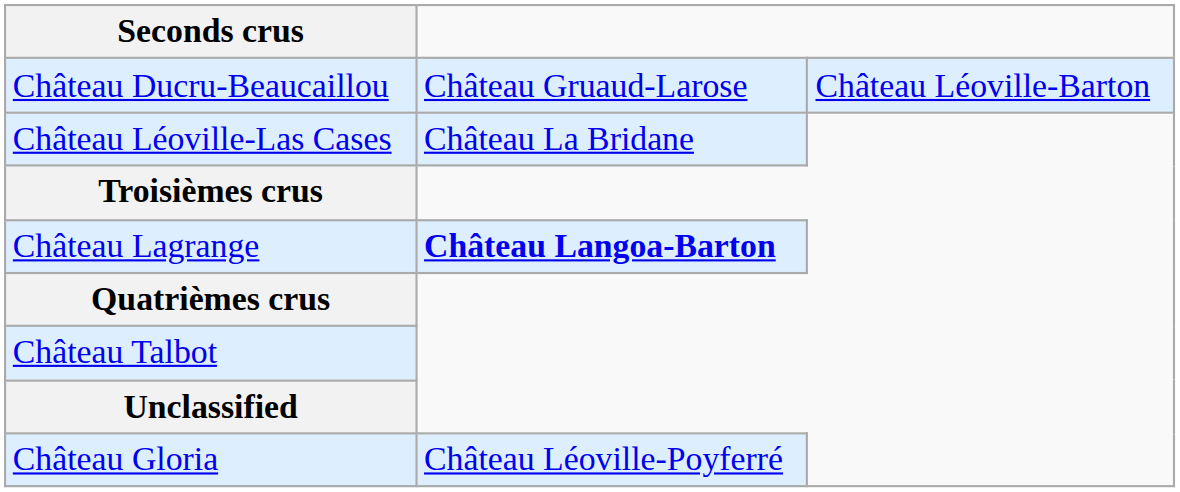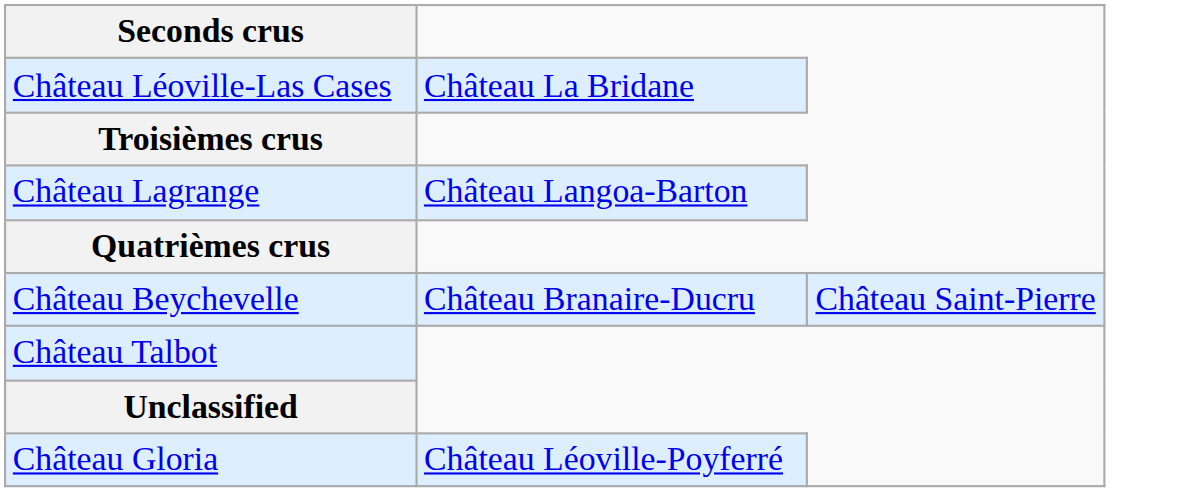- row: (201, 84)
(600, 245) bold -> (586, 191) normal
+ row: (156, 298)
